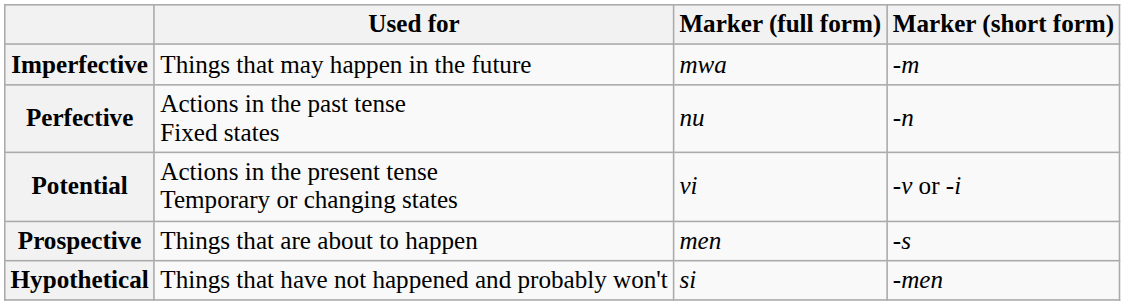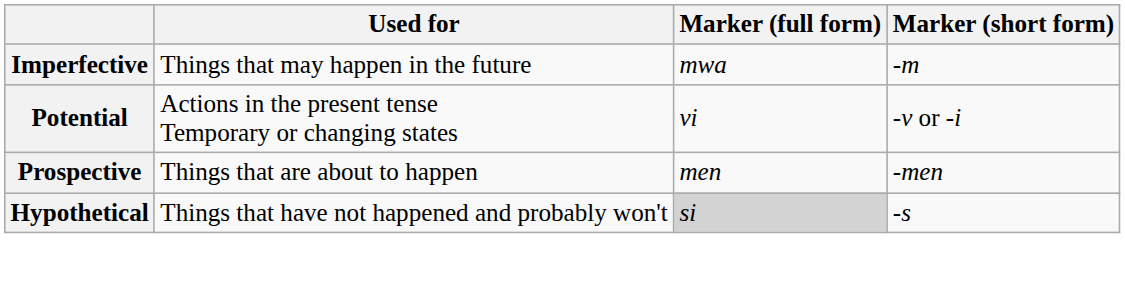- row: (80, 118)
(902, 240) -s -> (918, 172) -men
(688, 280) no background -> (688, 212) lightgrey background
(918, 280) -men -> (902, 212) -s
